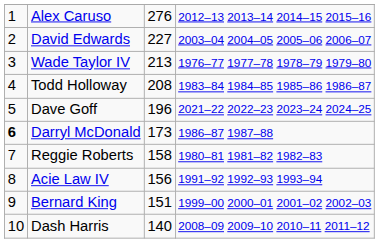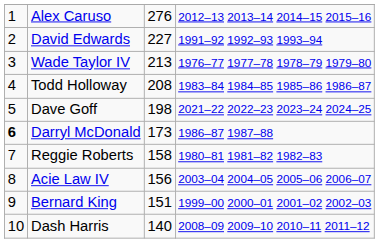(275, 39) 2003–04 2004–05 2005–06 2006–07 -> (250, 39) 1991–92 1992–93 1993–94
(160, 109) 196 -> (160, 109) 198
(250, 180) 1991–92 1992–93 1993–94 -> (275, 180) 2003–04 2004–05 2005–06 2006–07
